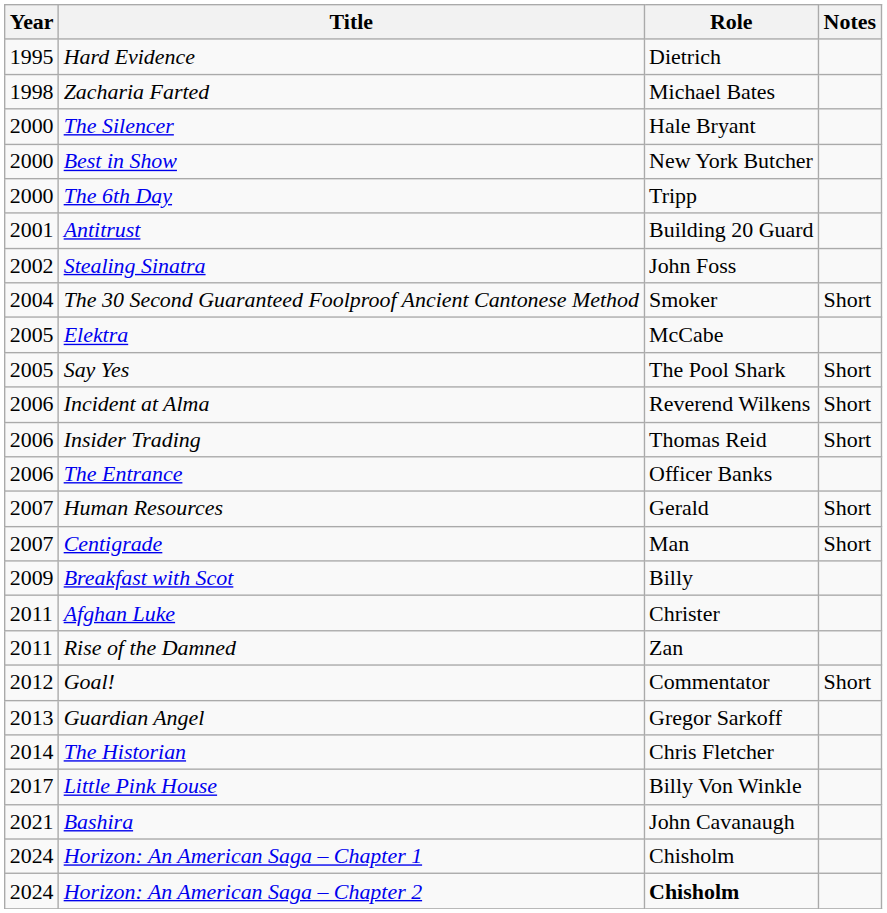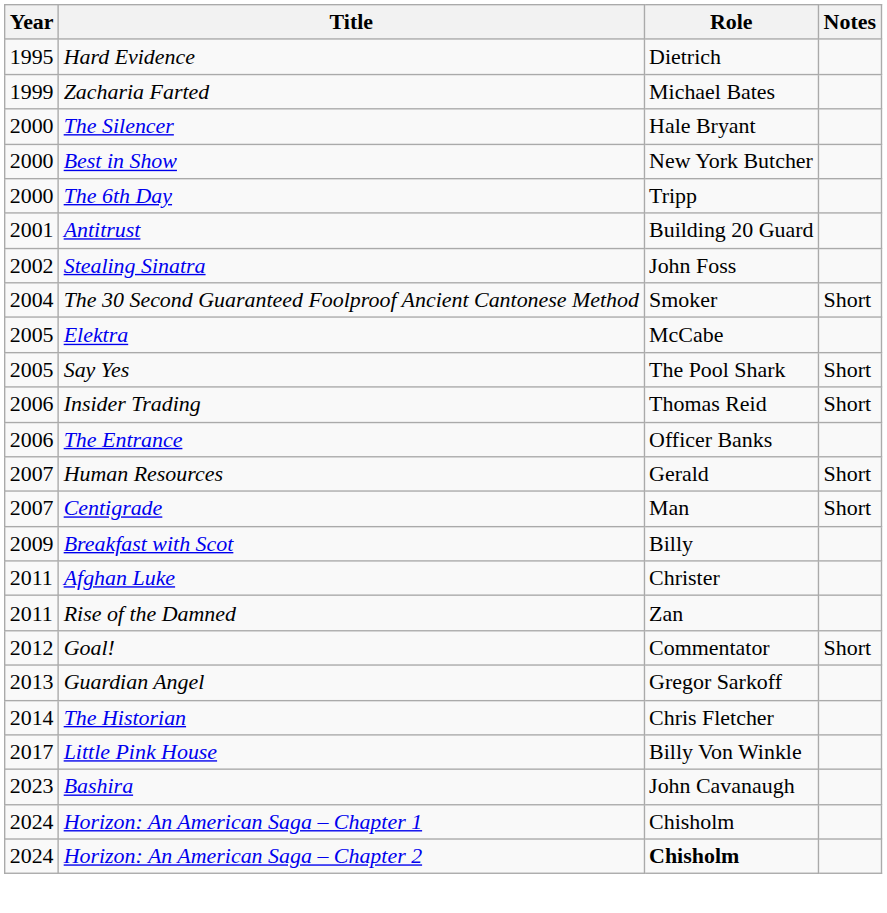(32, 91) 1998 -> (32, 91) 1999
- row: (137, 404)
(32, 821) 2021 -> (32, 786) 2023
